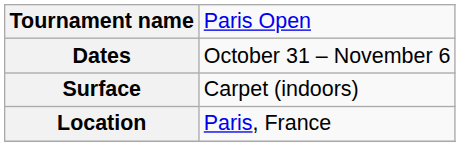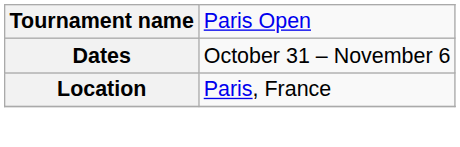- row: (102, 89)
